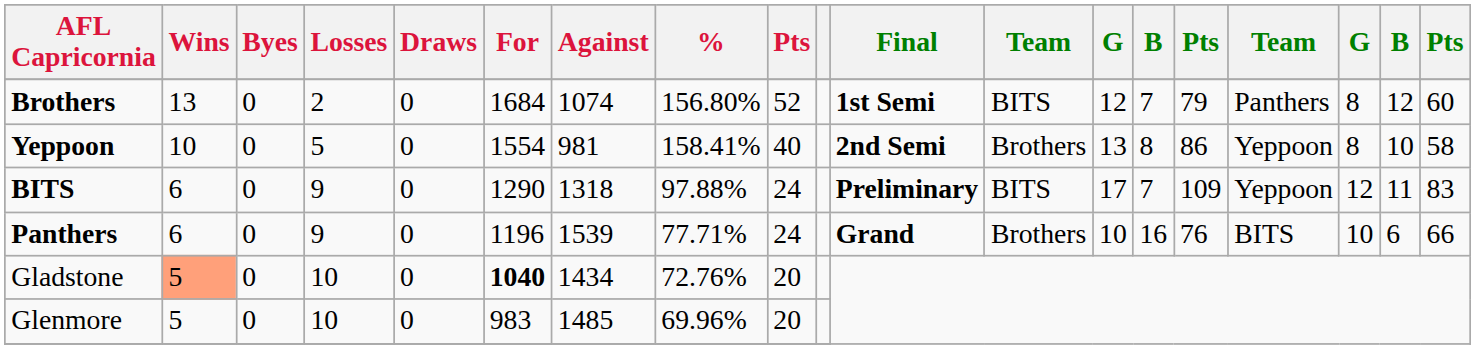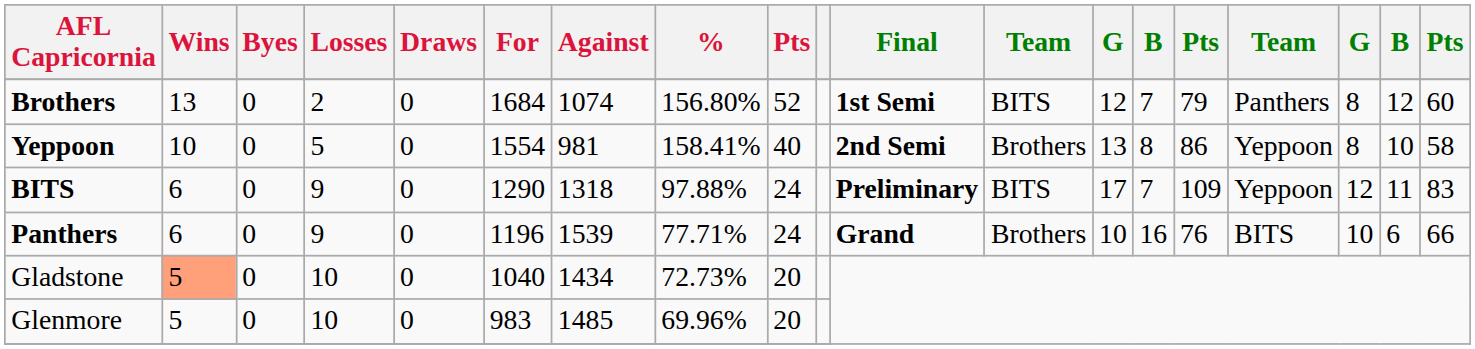(517, 277) bold -> (517, 277) normal
(704, 277) 72.76% -> (704, 277) 72.73%
